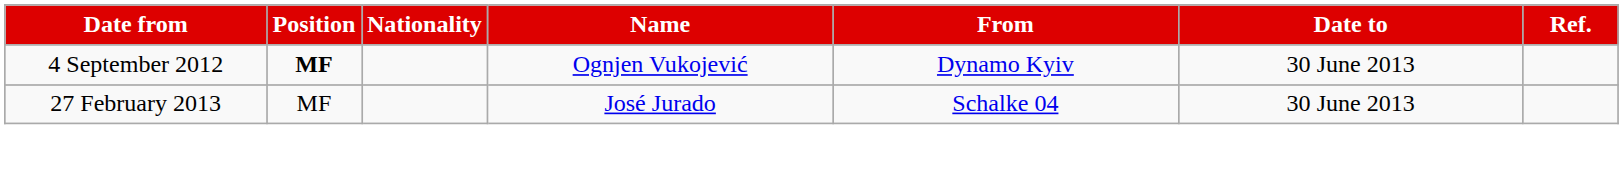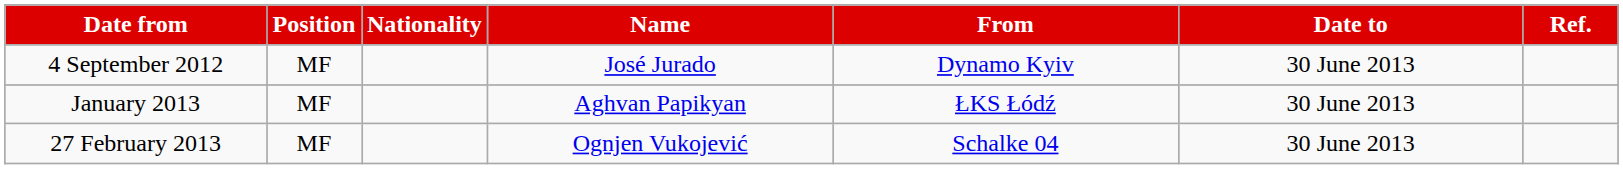(314, 64) bold -> (314, 64) normal
(660, 64) Ognjen Vukojević -> (660, 64) José Jurado
+ row: (136, 104)
(660, 104) José Jurado -> (660, 143) Ognjen Vukojević
